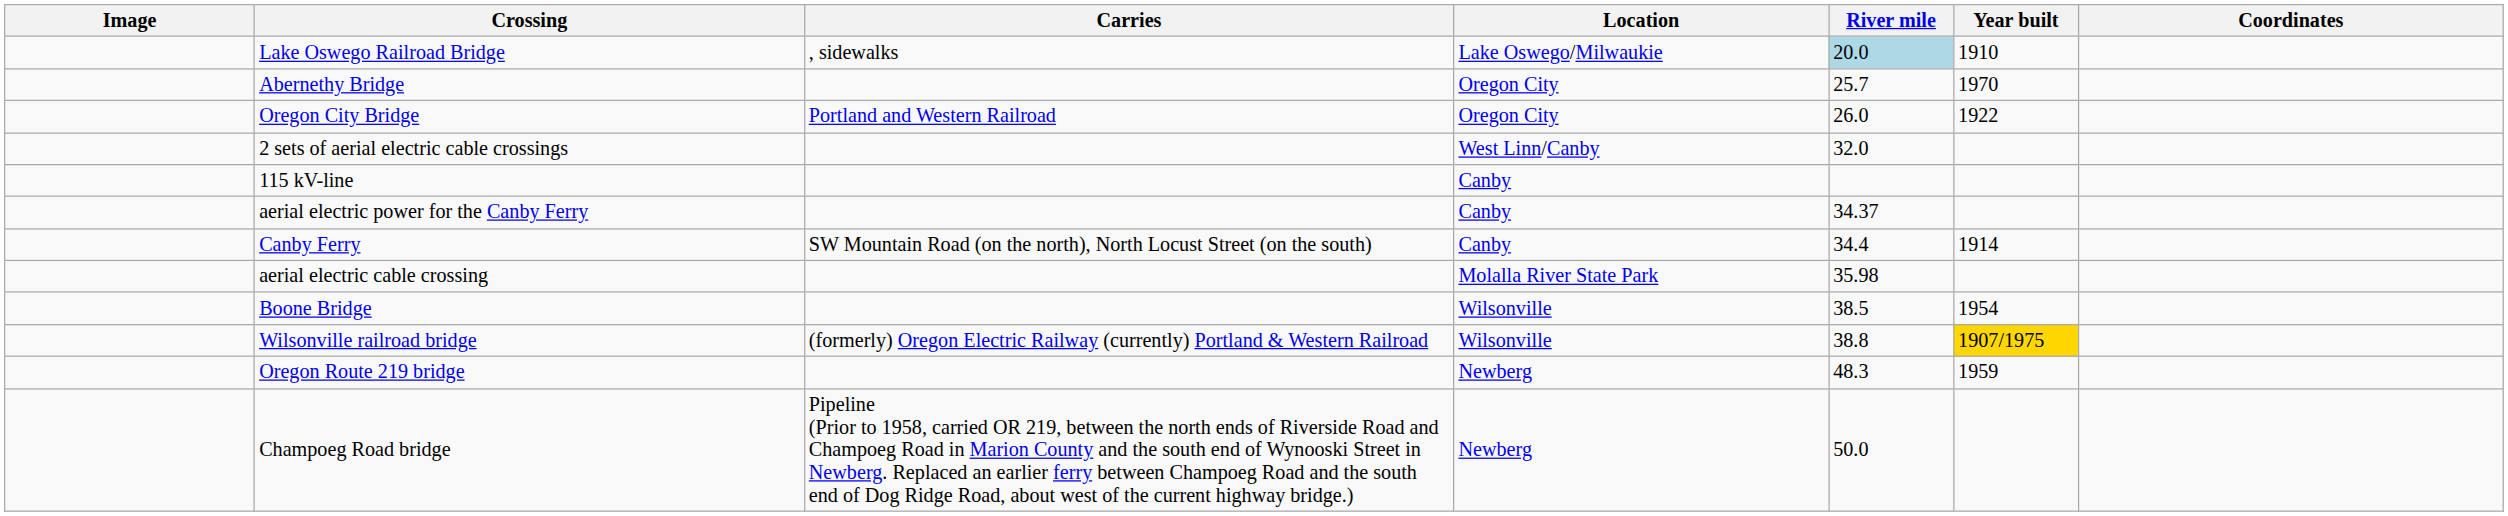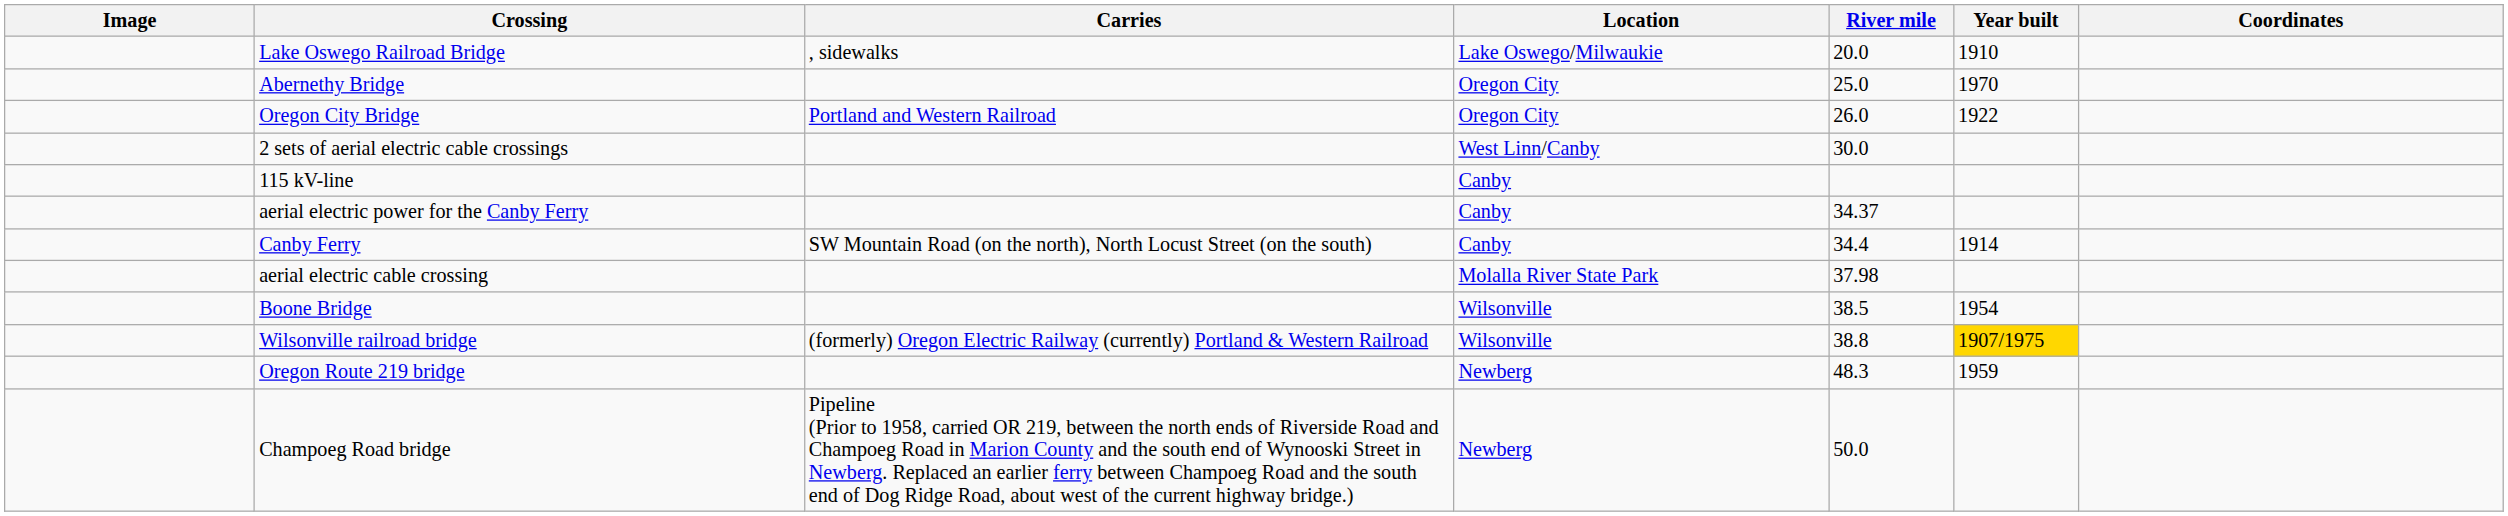(1851, 52) lightblue background -> (1851, 52) no background
(1851, 84) 25.7 -> (1851, 84) 25.0
(1851, 148) 32.0 -> (1851, 148) 30.0
(1856, 276) 35.98 -> (1856, 276) 37.98
